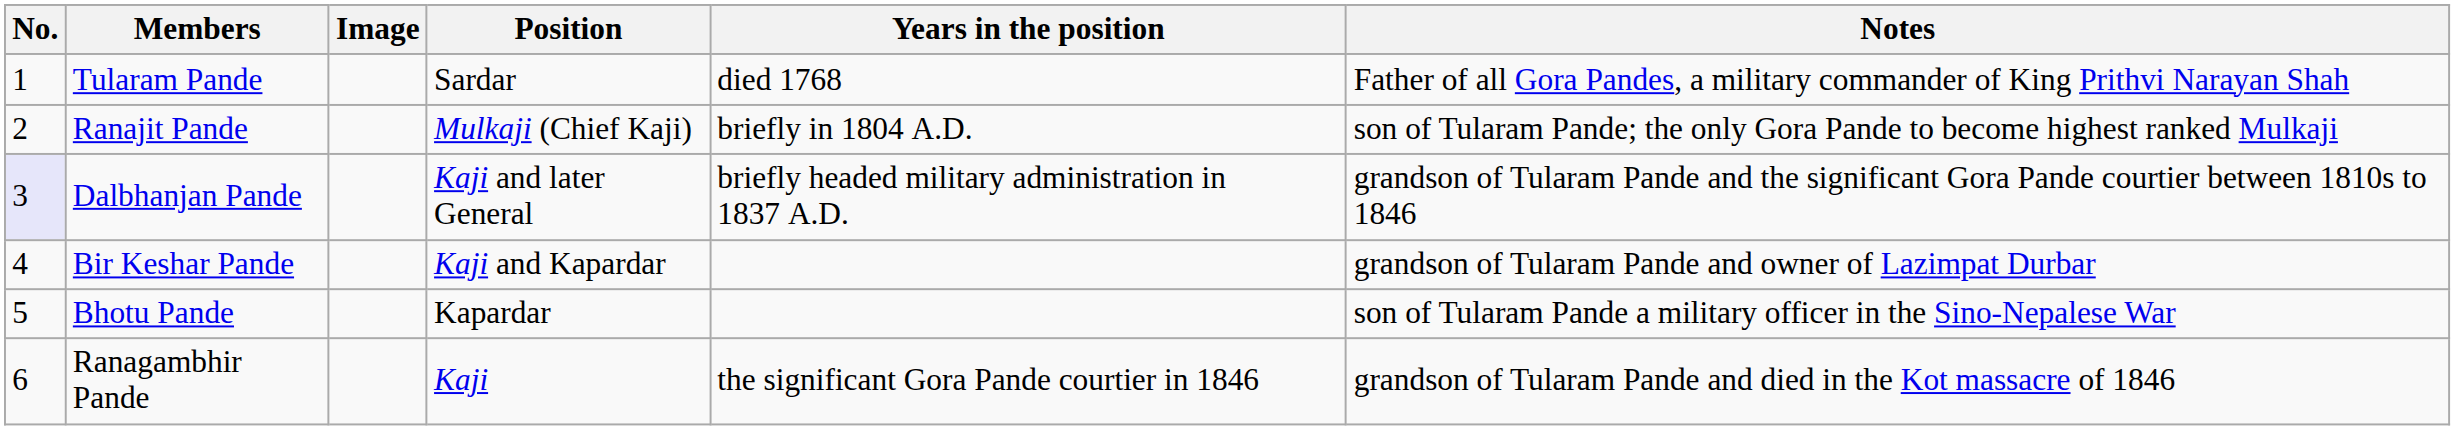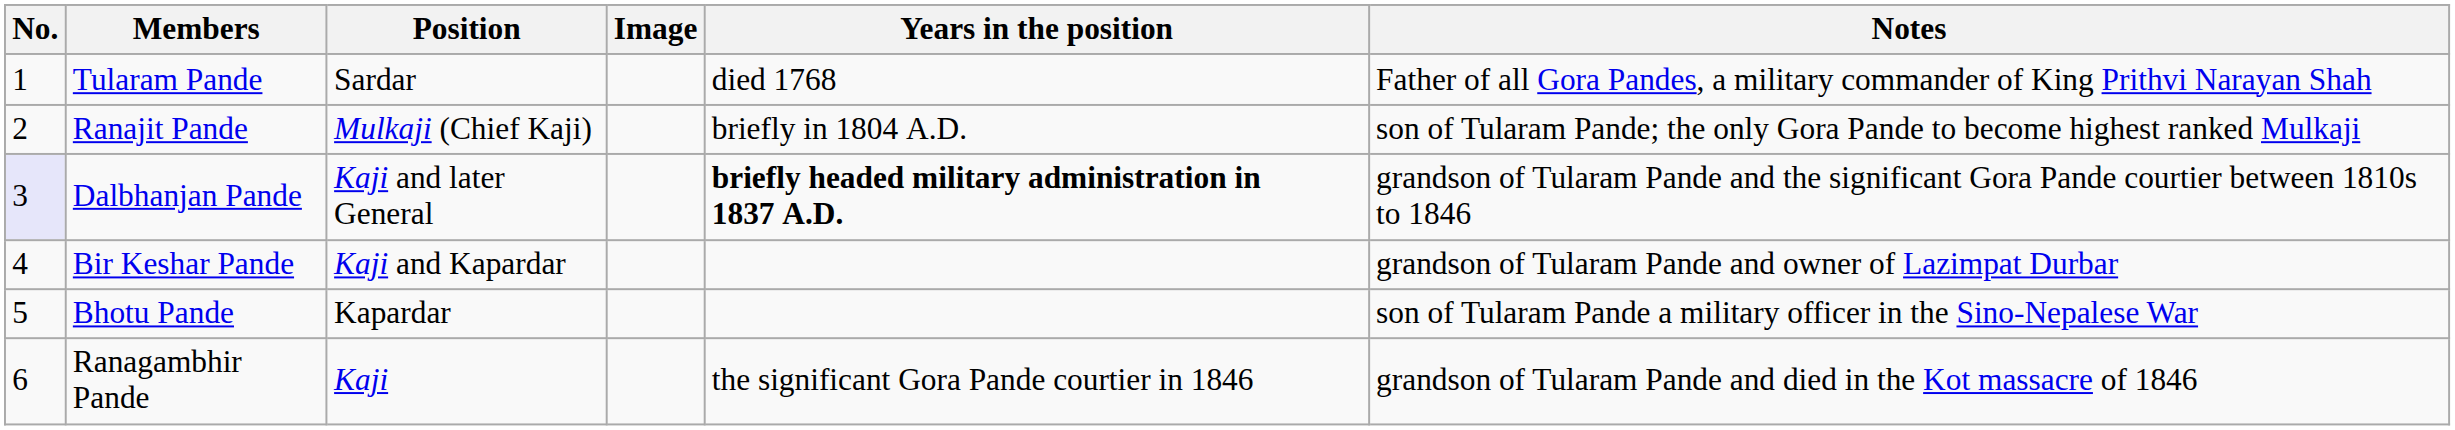columns swapped: (378, 29) <-> (568, 29)
(972, 196) normal -> (986, 196) bold
